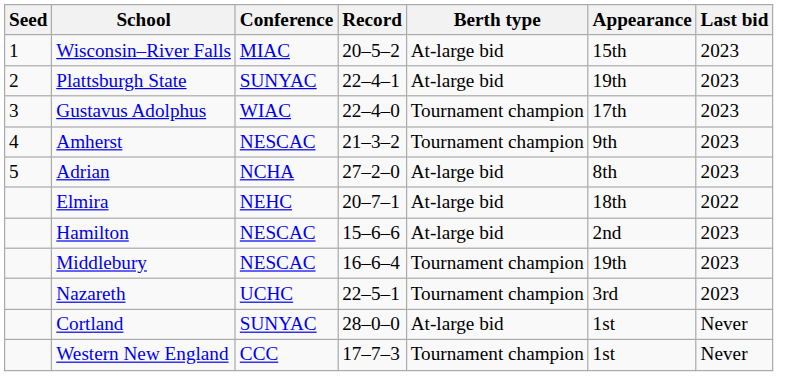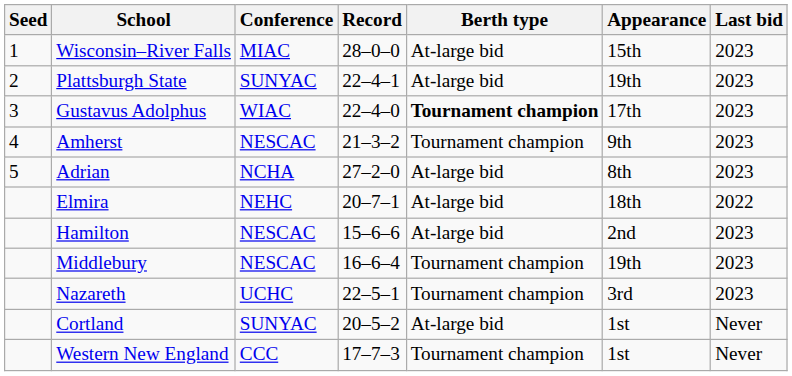(371, 50) 20–5–2 -> (371, 50) 28–0–0
(497, 111) normal -> (505, 111) bold
(371, 324) 28–0–0 -> (371, 324) 20–5–2
